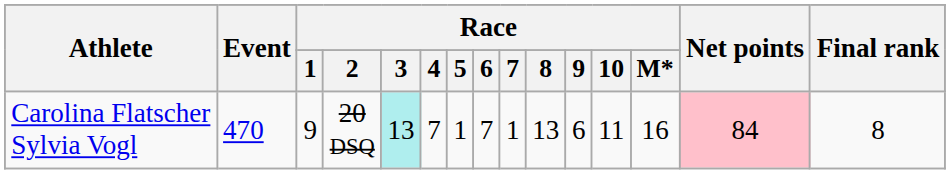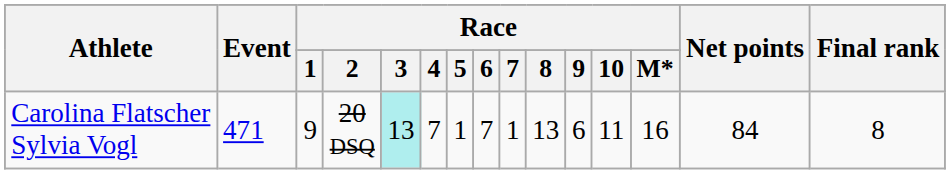(243, 130) 470 -> (243, 130) 471
(745, 130) pink background -> (745, 130) no background
